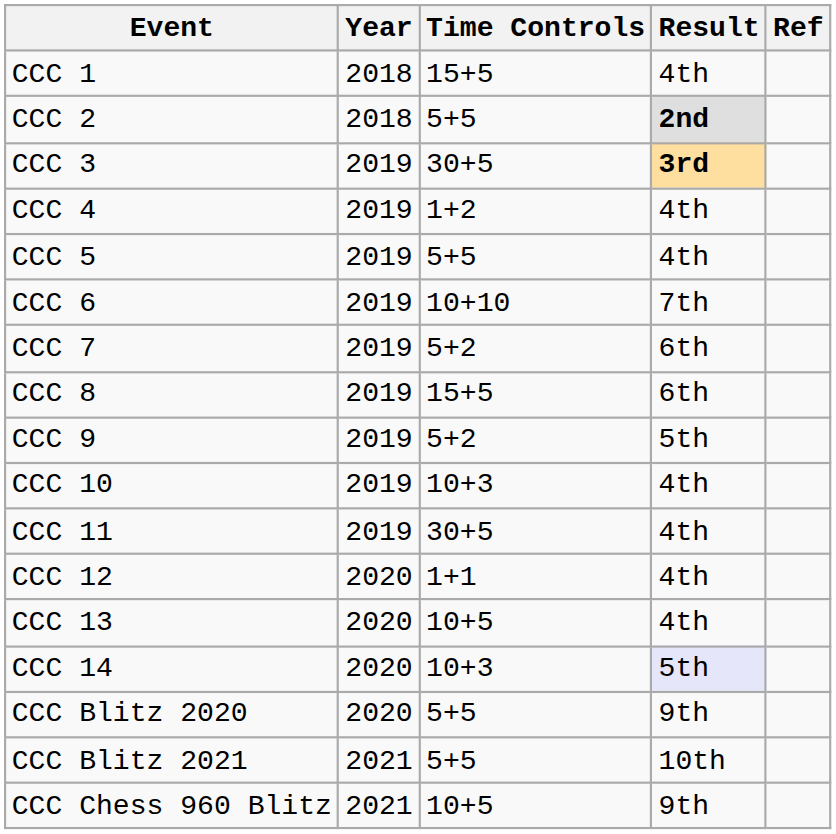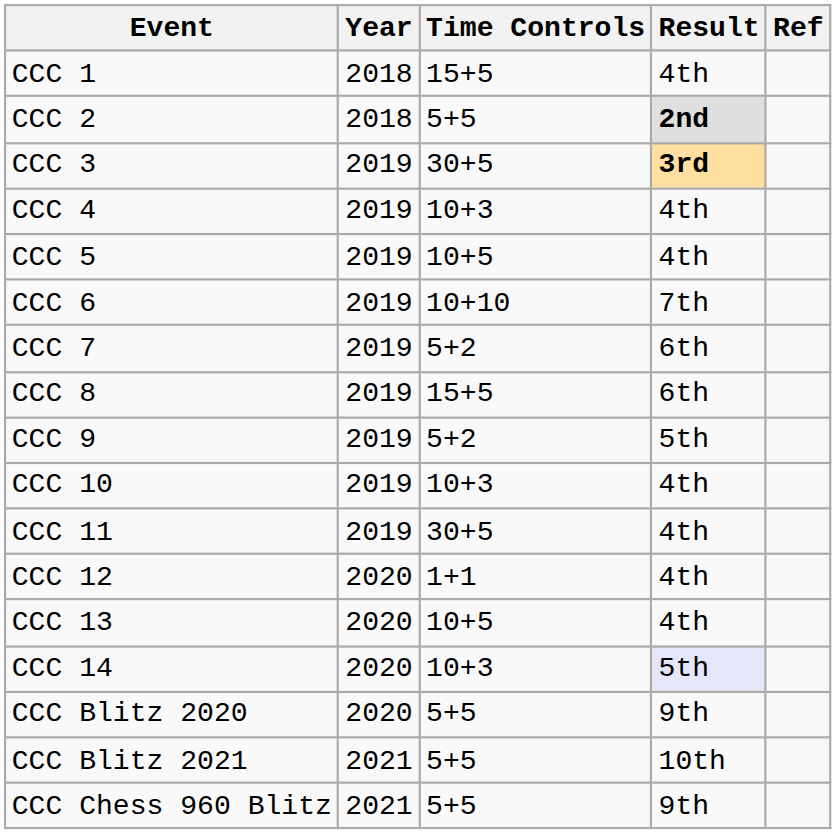(451, 211) 1+2 -> (460, 211) 10+3
(451, 257) 5+5 -> (460, 257) 10+5
(460, 806) 10+5 -> (451, 806) 5+5
